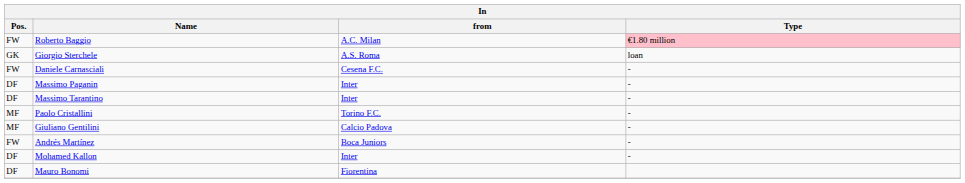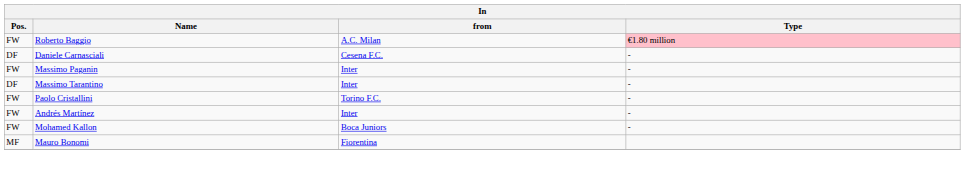- row: (66, 55)
(13, 70) FW -> (12, 55) DF
(12, 84) DF -> (13, 70) FW
(13, 113) MF -> (13, 99) FW
- row: (67, 128)
(364, 142) Boca Juniors -> (349, 113) Inter
(12, 157) DF -> (13, 128) FW
(349, 157) Inter -> (364, 128) Boca Juniors
(12, 171) DF -> (13, 142) MF
